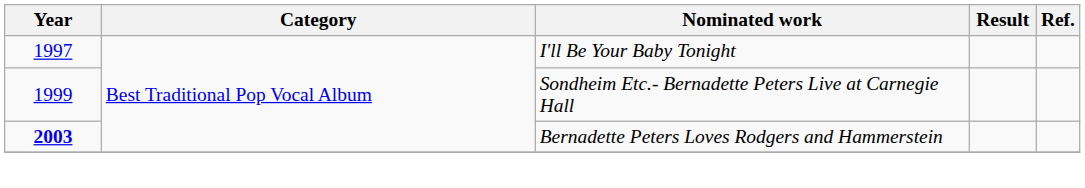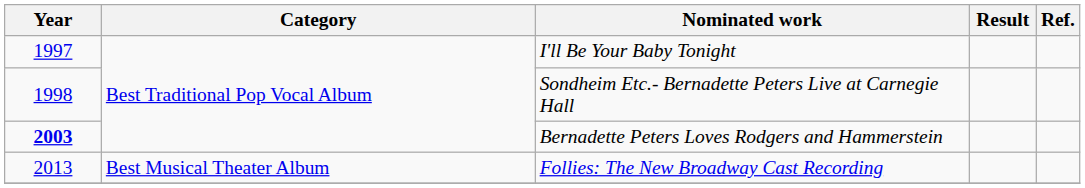(53, 93) 1999 -> (53, 93) 1998
+ row: (711, 167)
